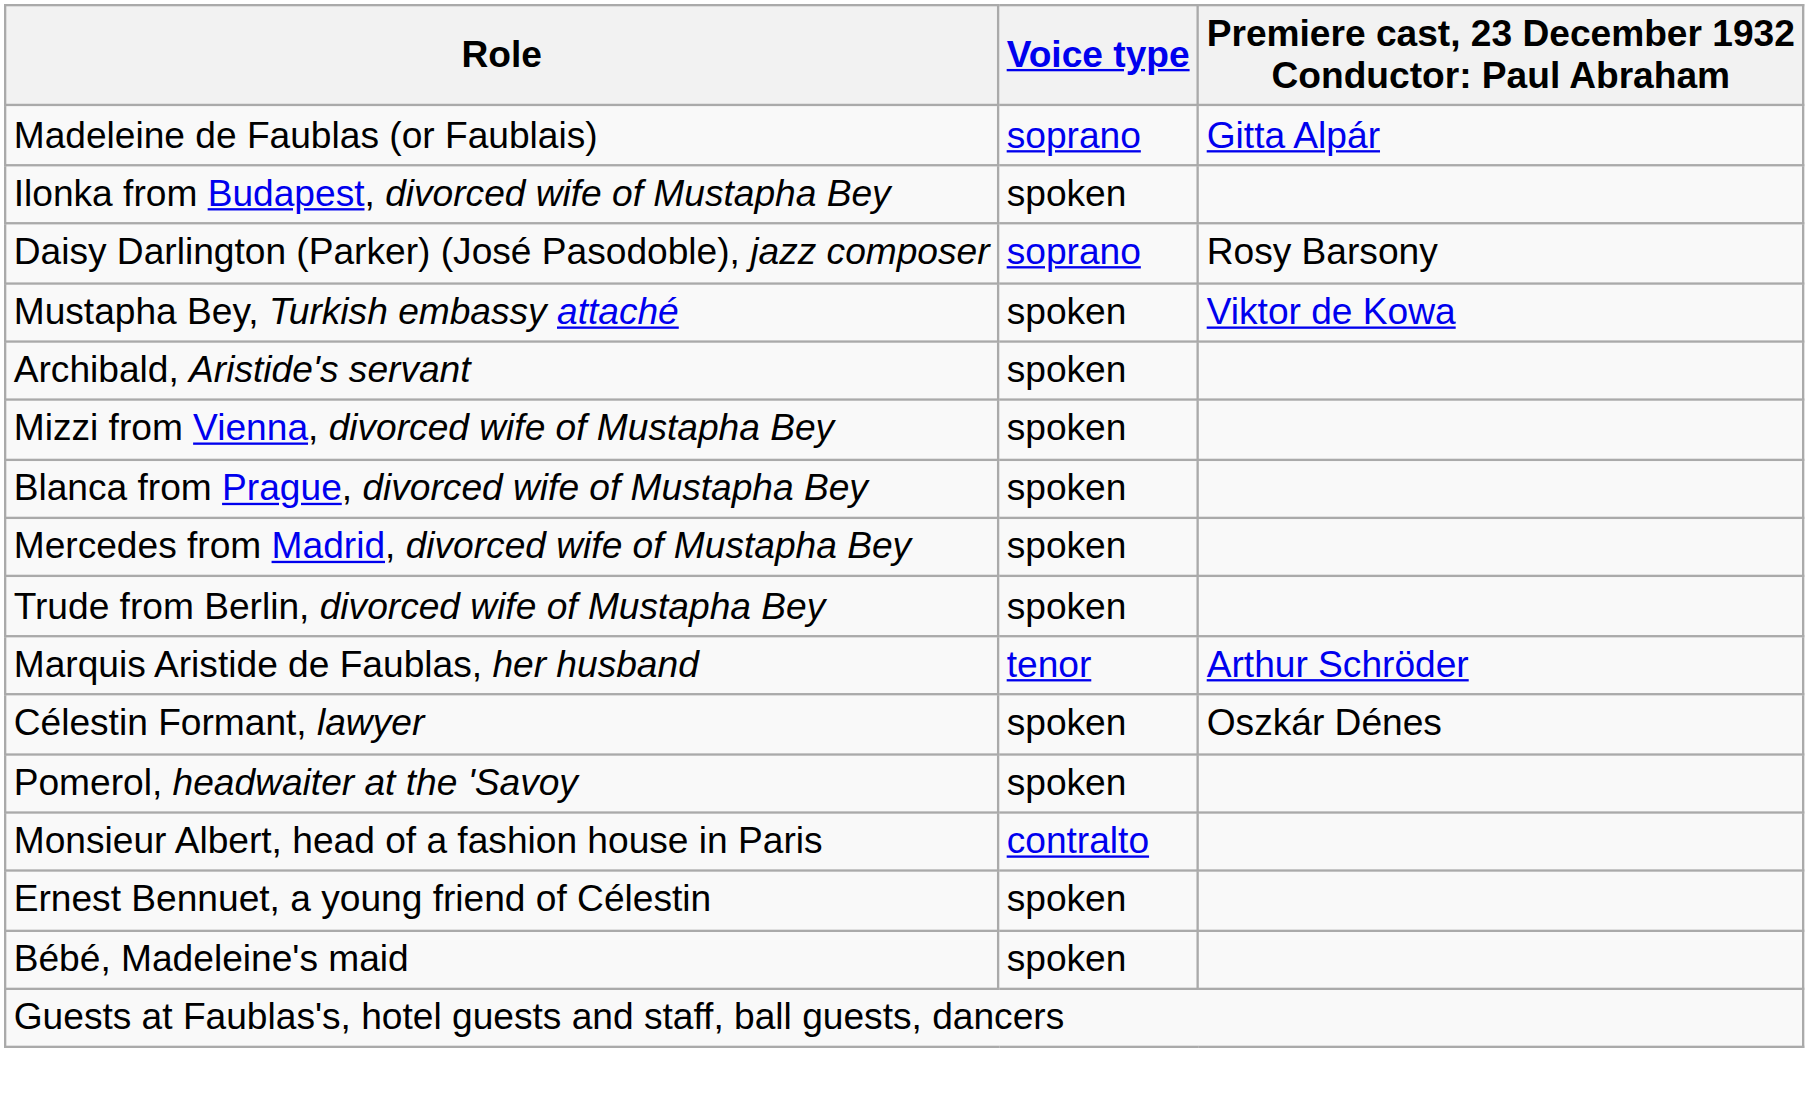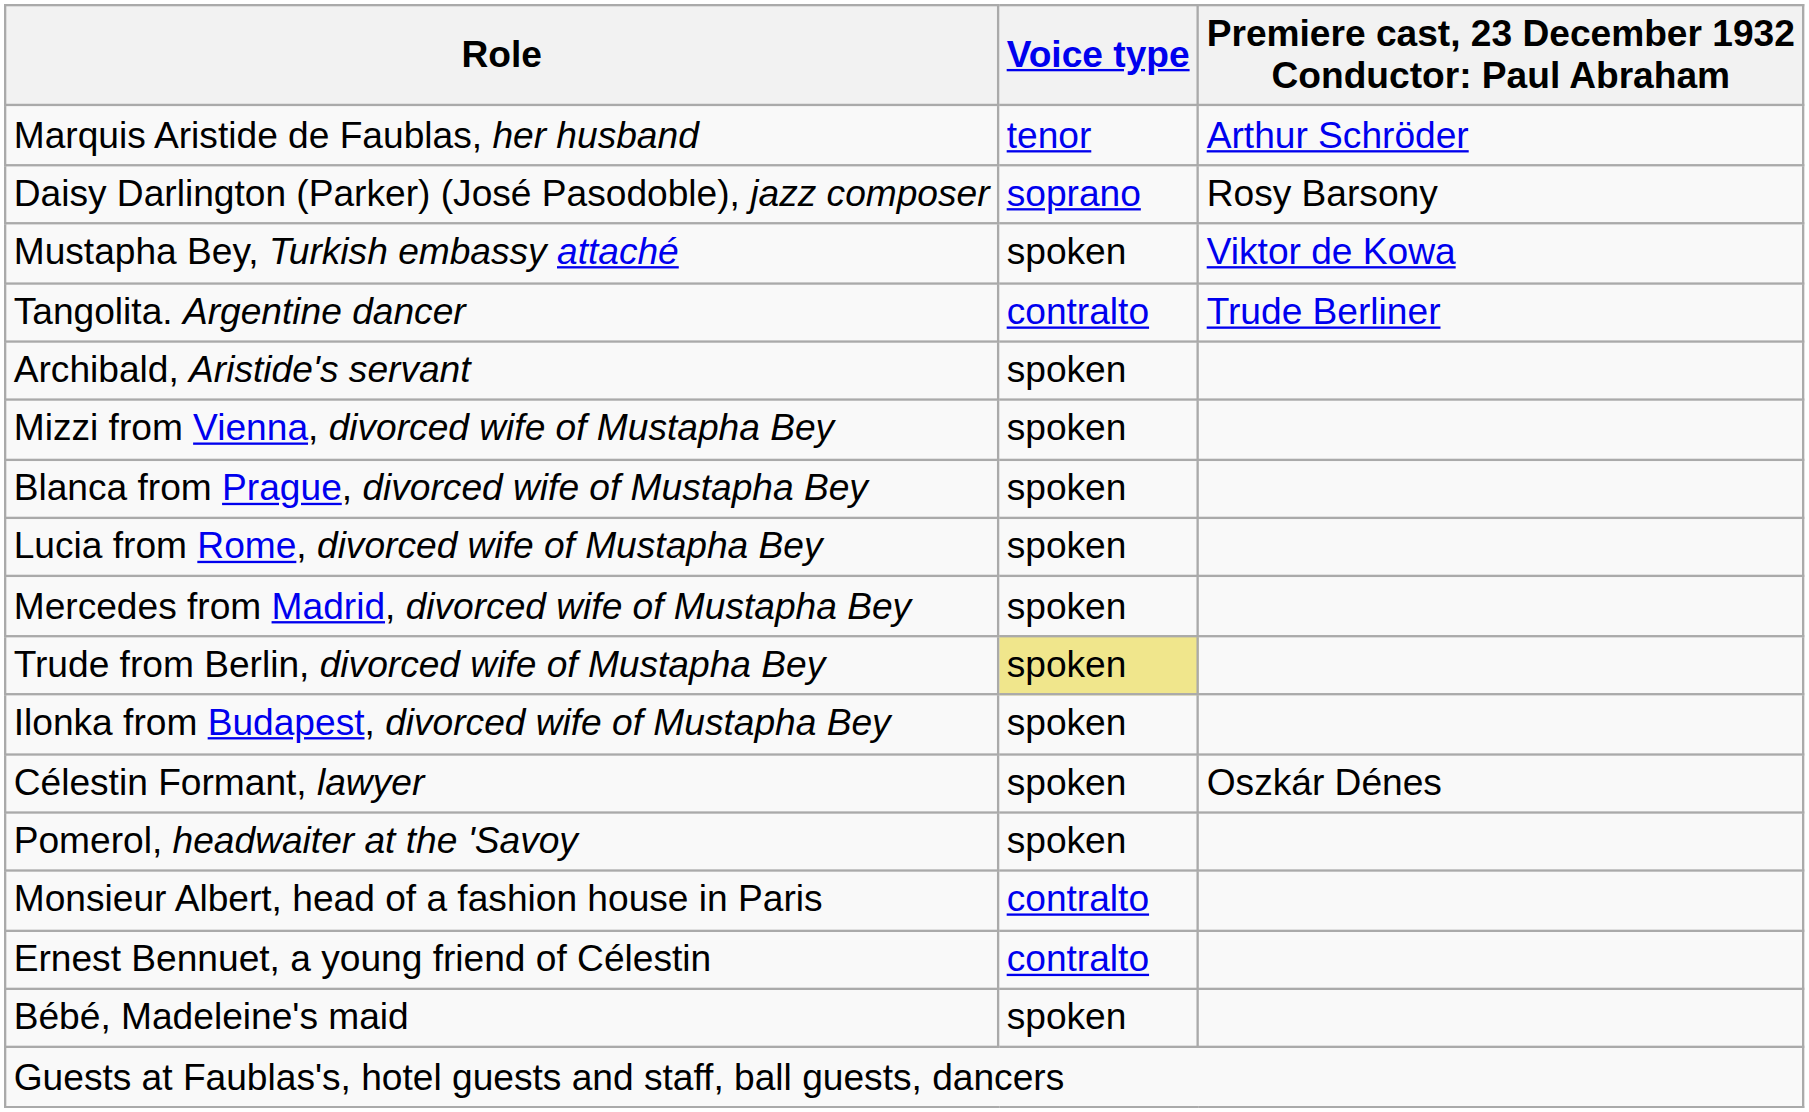- row: (306, 134)
rows swapped: (356, 664) <-> (452, 193)
+ row: (240, 311)
+ row: (418, 546)
(1067, 605) no background -> (1067, 664) khaki background
(1067, 899) spoken -> (1078, 958) contralto
